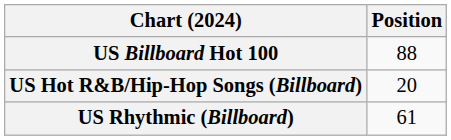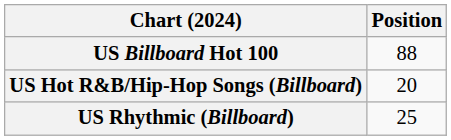(407, 118) 61 -> (407, 118) 25
